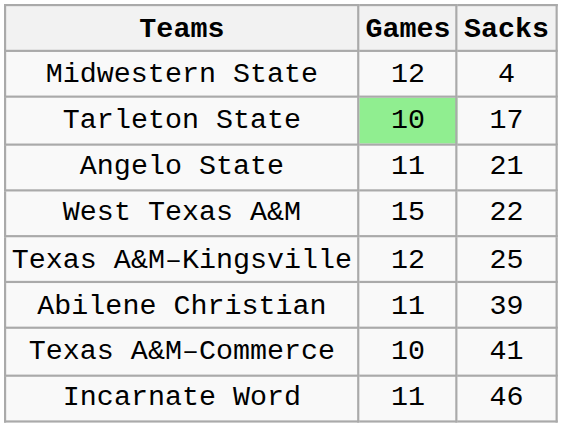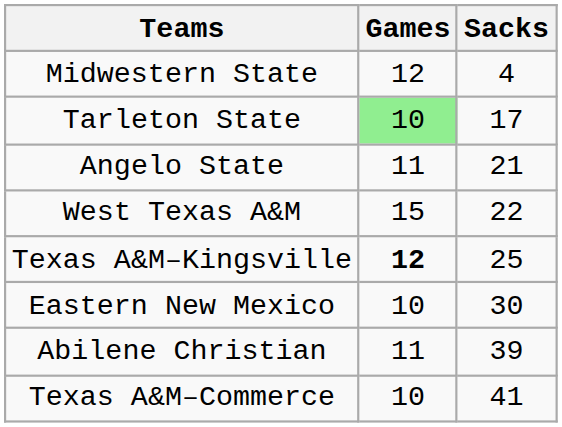(408, 259) normal -> (408, 259) bold
+ row: (182, 305)
- row: (182, 398)
